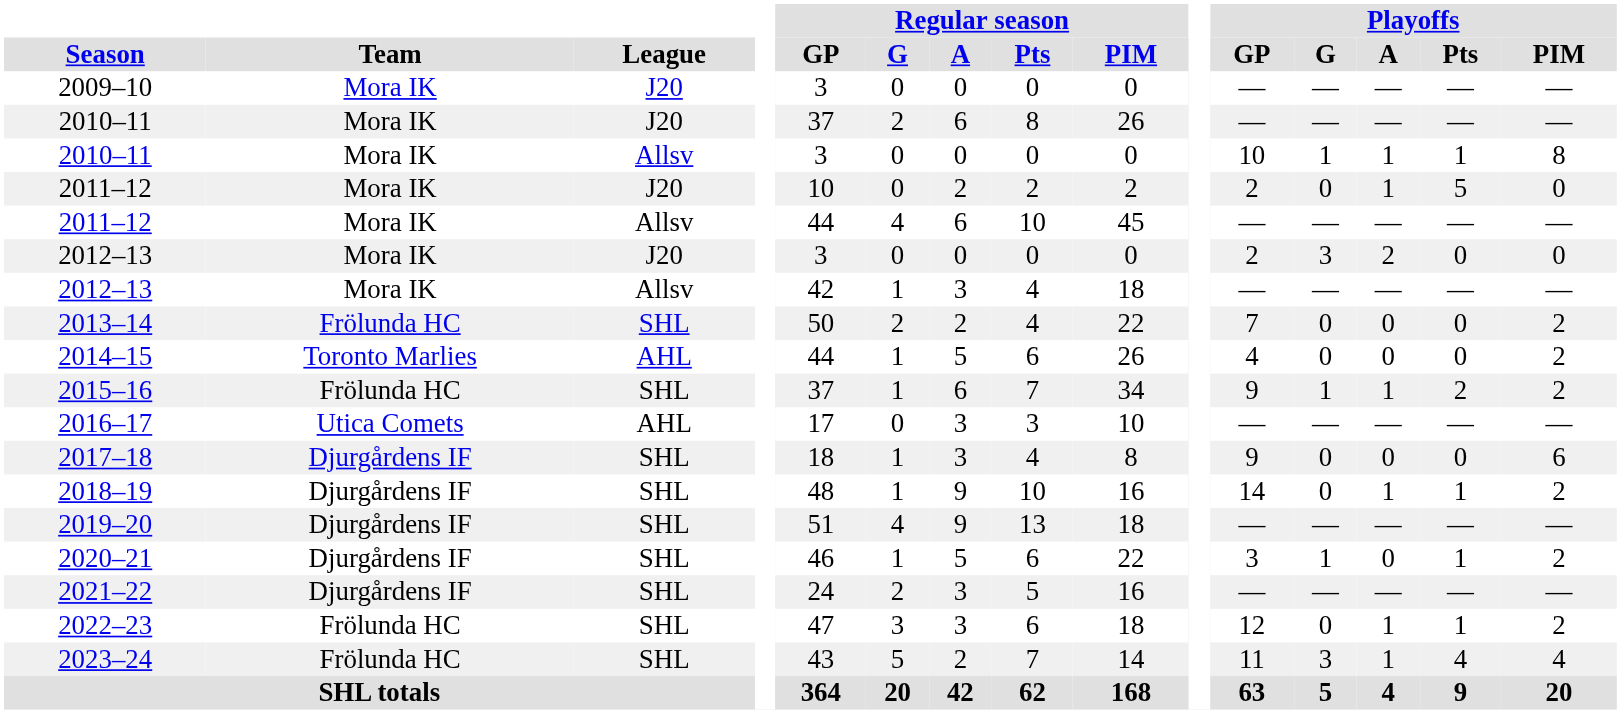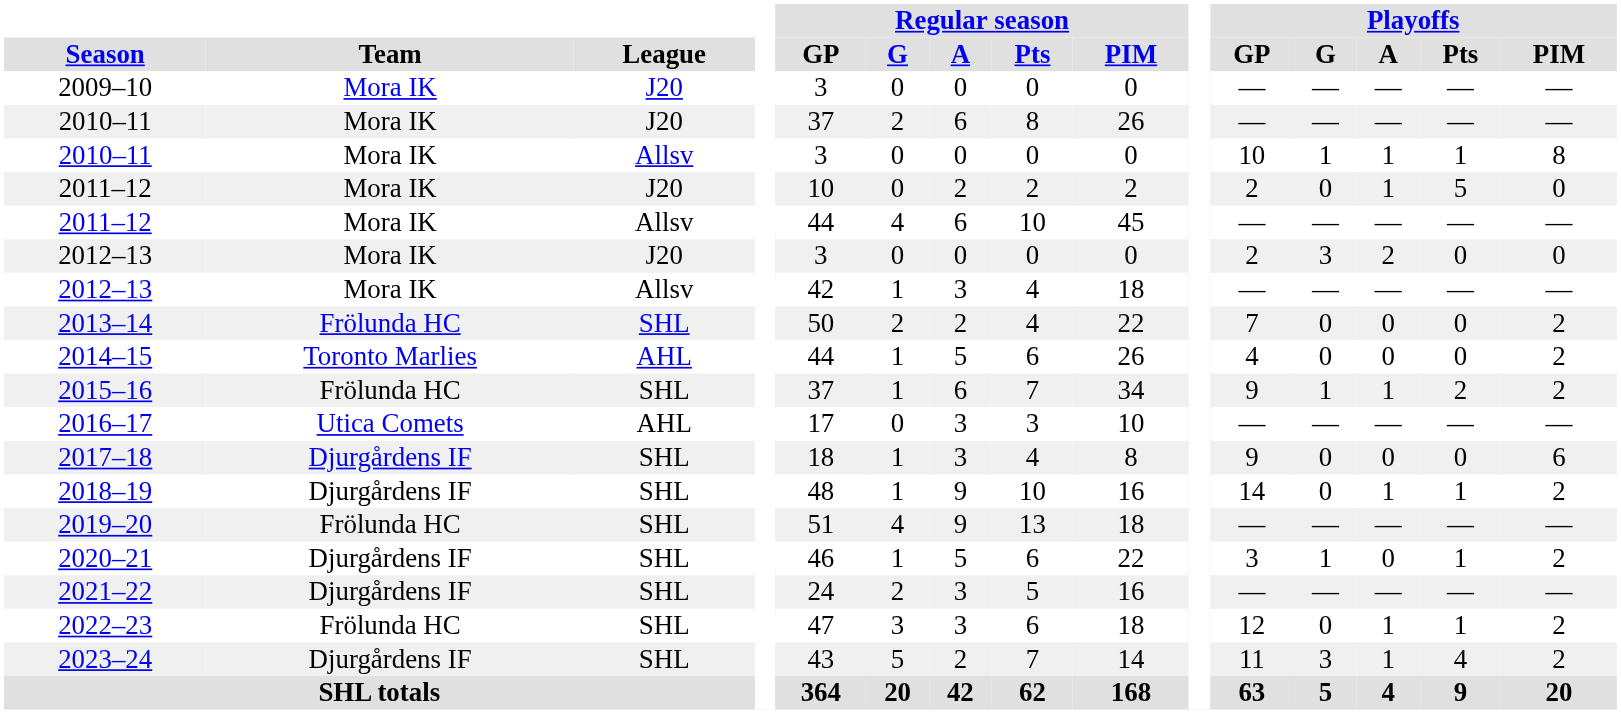(390, 524) Djurgårdens IF -> (390, 524) Frölunda HC
(390, 658) Frölunda HC -> (390, 658) Djurgårdens IF
(1559, 658) 4 -> (1559, 658) 2
